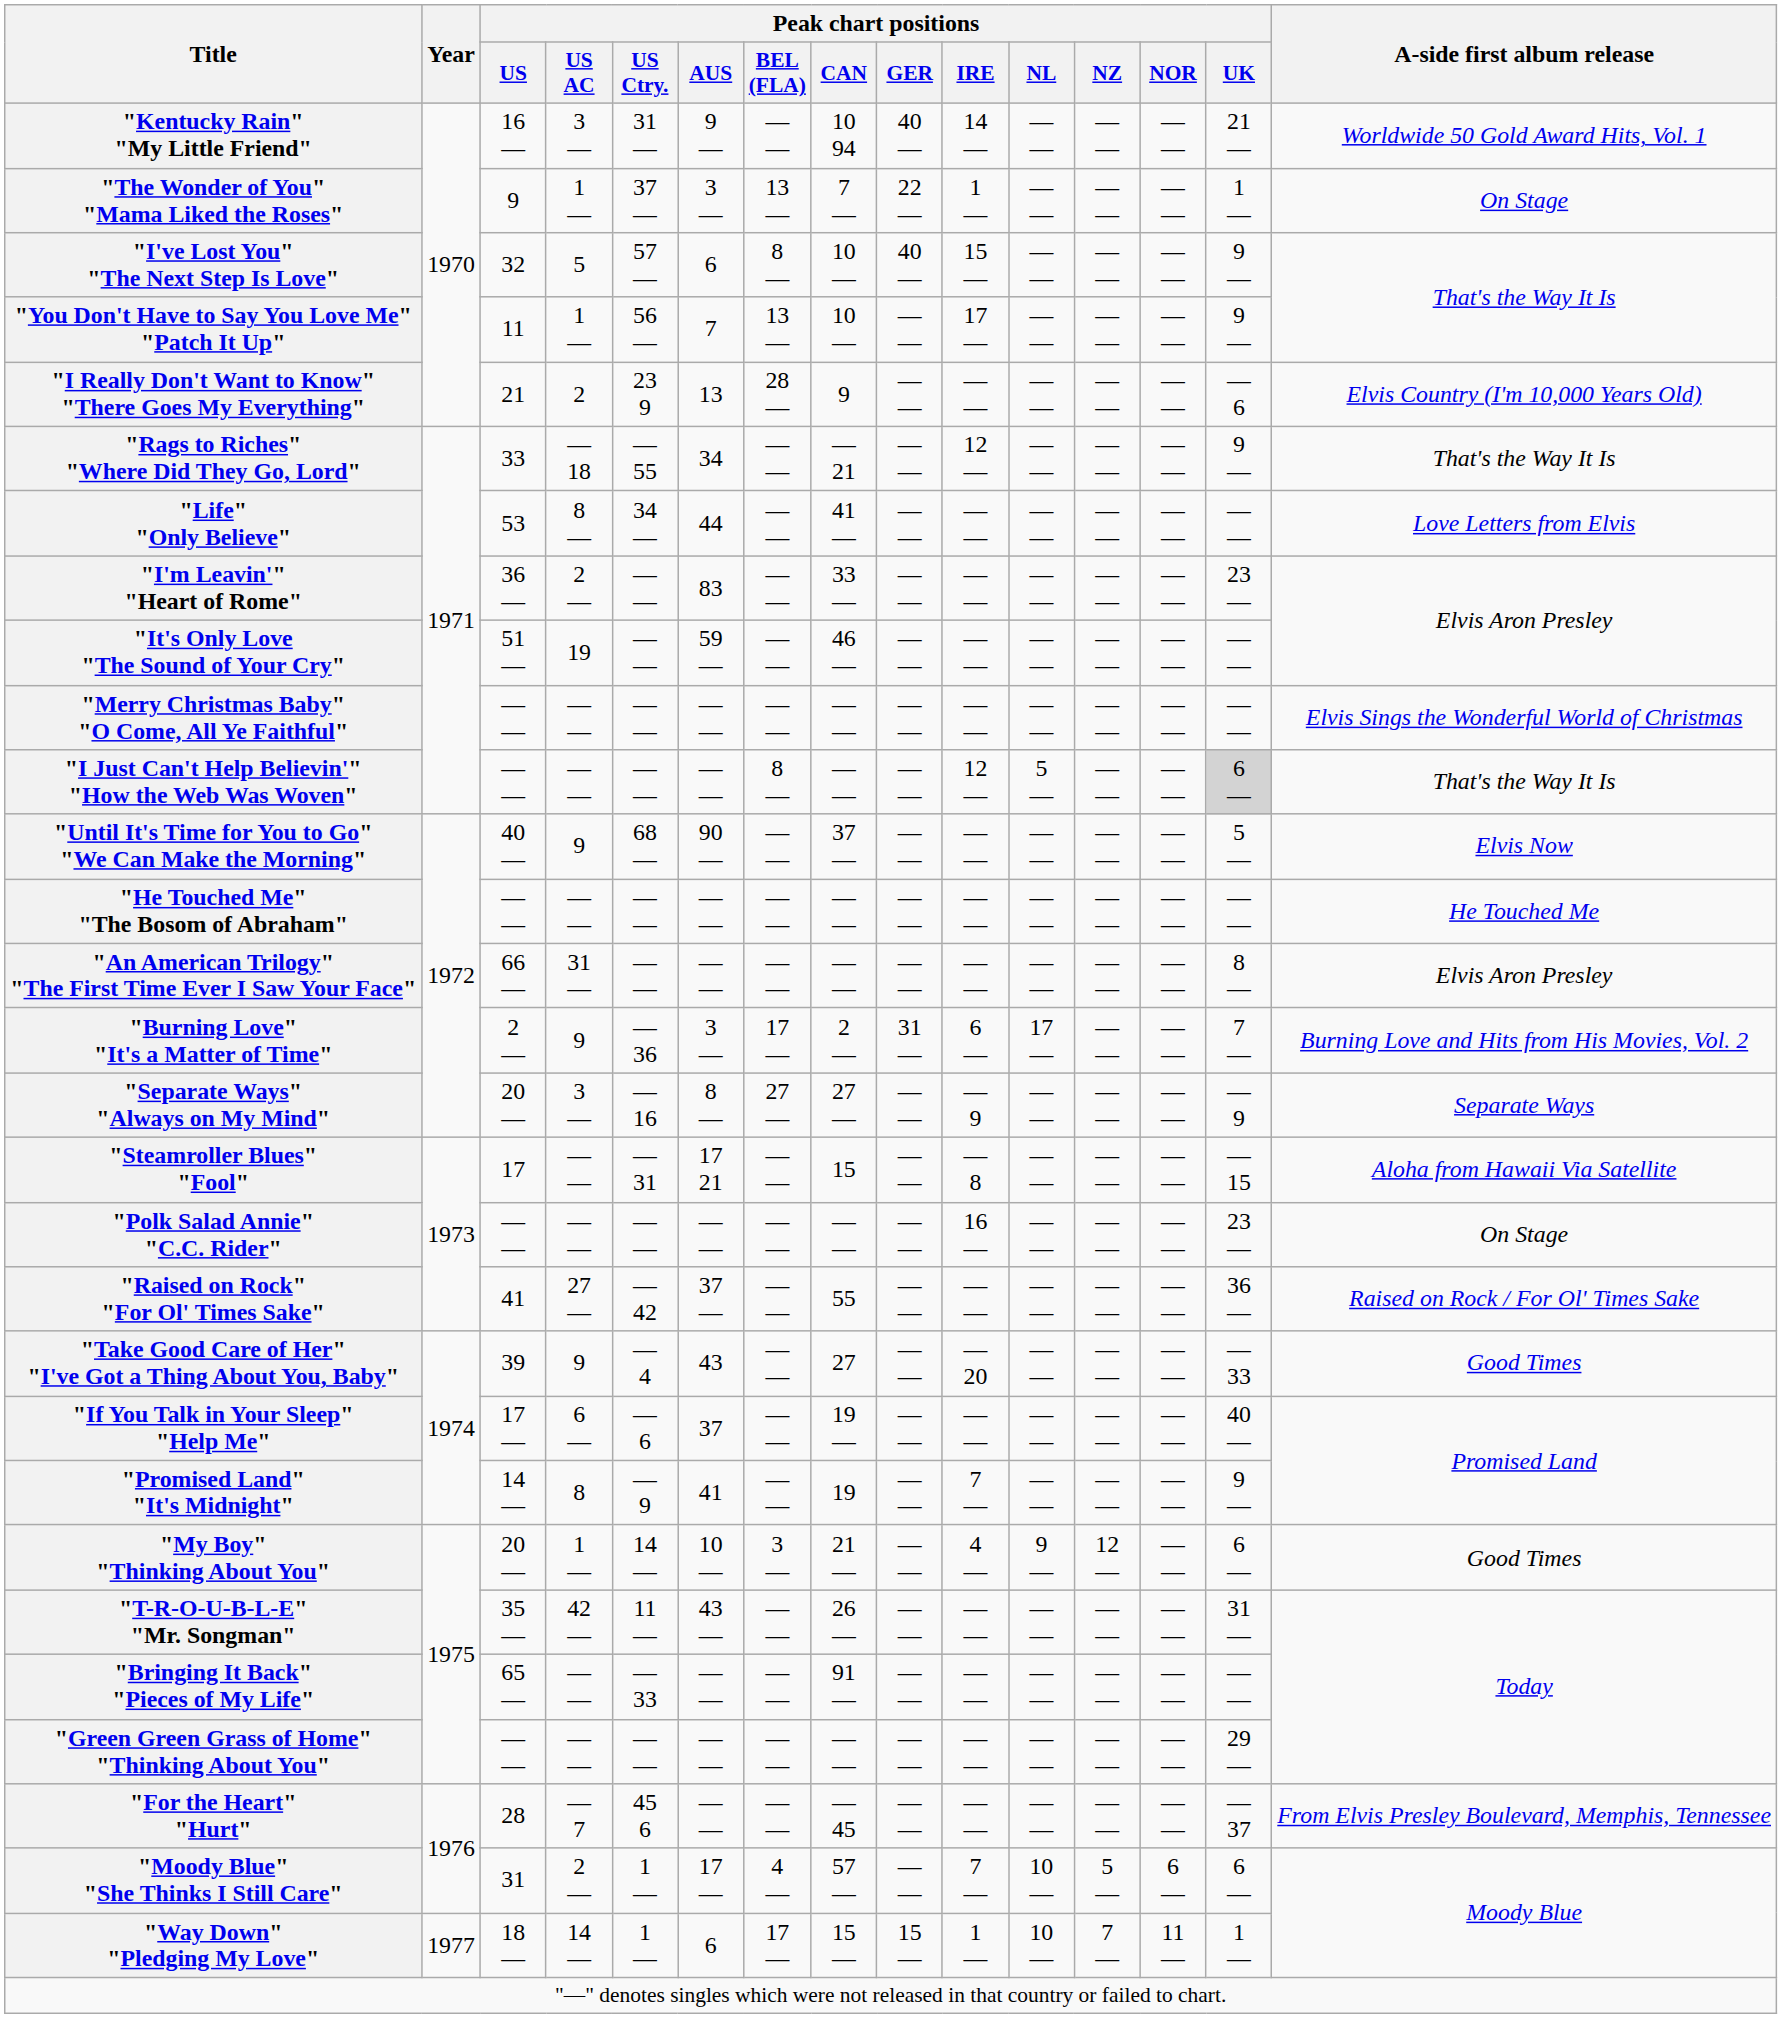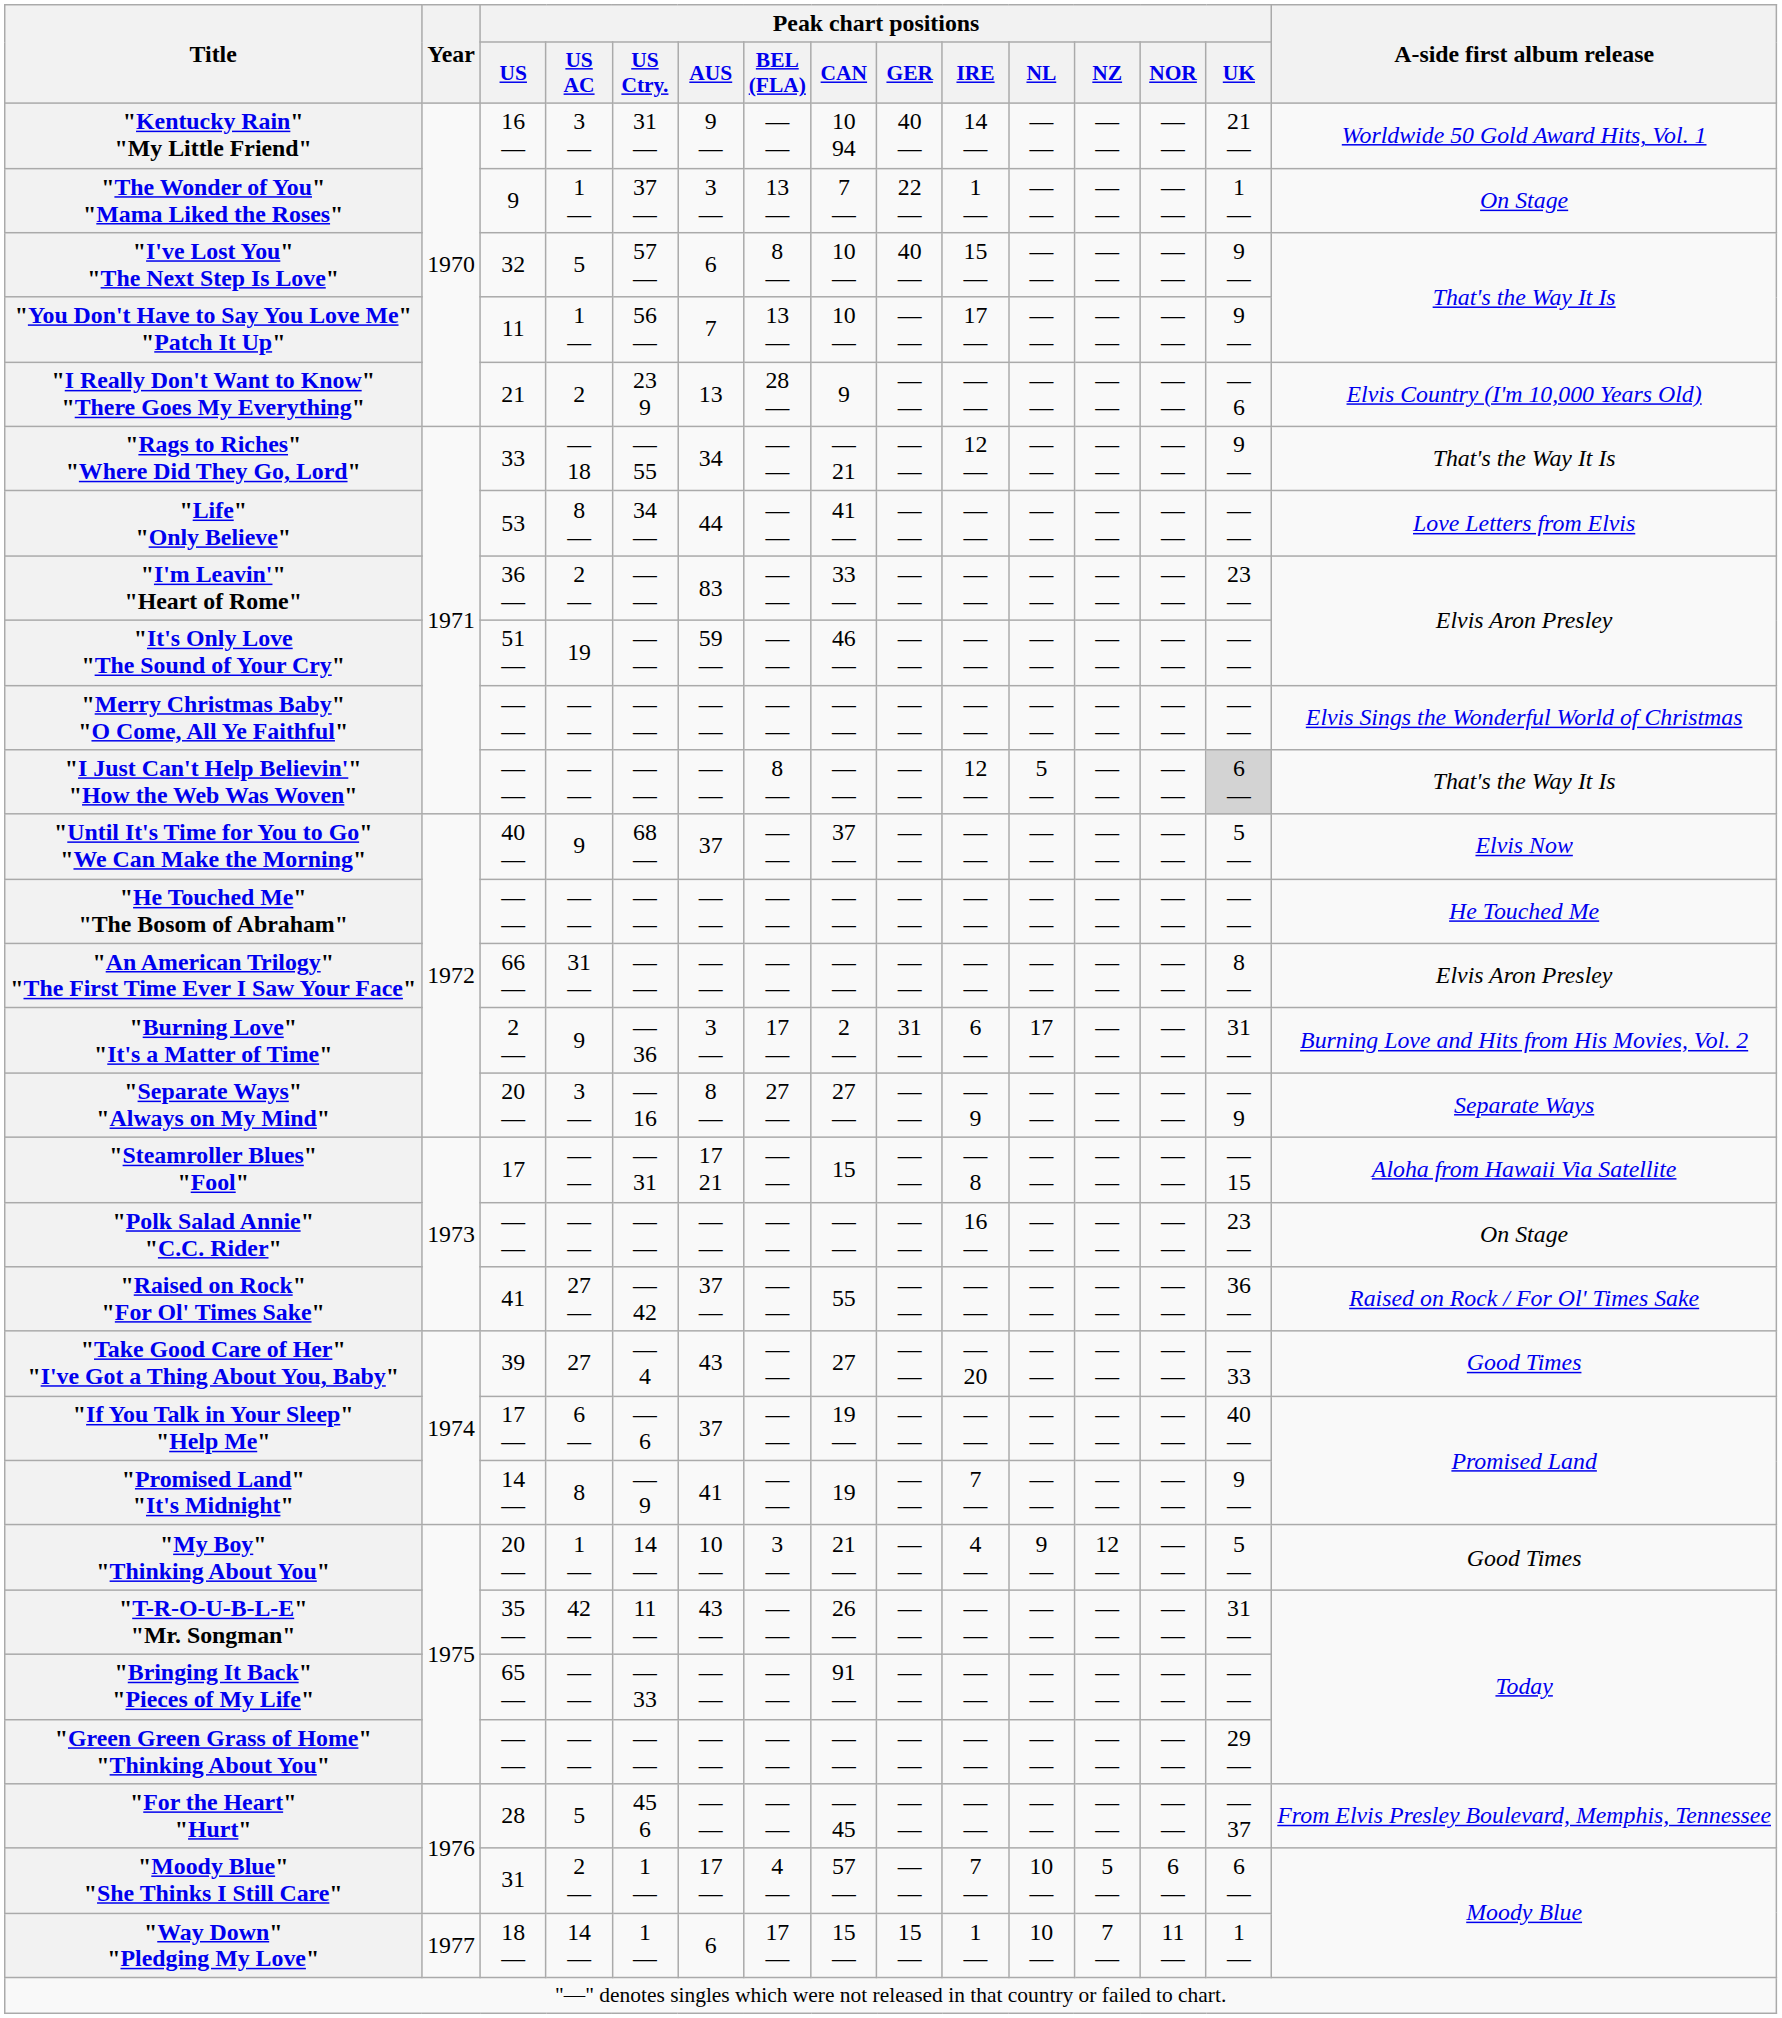(711, 846) 90 — -> (711, 846) 37
(1239, 1040) 7 — -> (1239, 1040) 31 —
(579, 1363) 9 -> (579, 1363) 27
(1239, 1557) 6 — -> (1239, 1557) 5 —
(579, 1815) — 7 -> (579, 1815) 5
